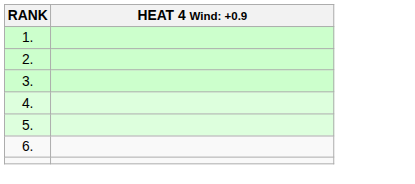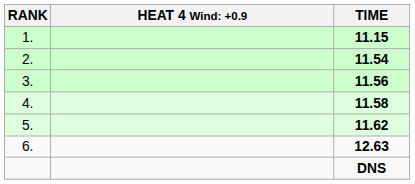+ column: (372, 16)
